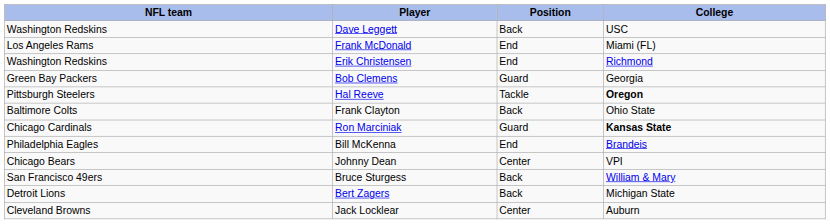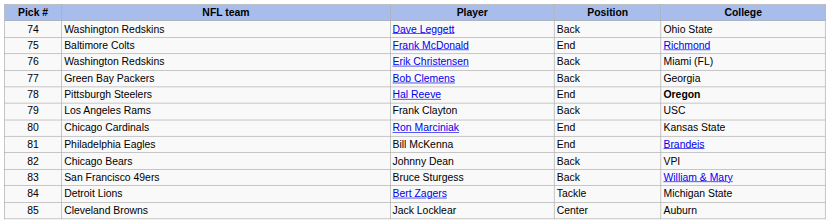+ column: (33, 12)
(617, 29) USC -> (688, 29) Ohio State
(50, 45) Los Angeles Rams -> (99, 45) Baltimore Colts
(631, 45) Miami (FL) -> (687, 45) Richmond
(509, 62) End -> (568, 62) Back
(629, 62) Richmond -> (688, 62) Miami (FL)
(514, 78) Guard -> (568, 78) Back
(514, 95) Tackle -> (566, 95) End
(42, 111) Baltimore Colts -> (108, 111) Los Angeles Rams
(631, 111) Ohio State -> (674, 111) USC
(514, 128) Guard -> (566, 128) End
(639, 128) bold -> (694, 128) normal
(515, 161) Center -> (568, 161) Back
(511, 194) Back -> (571, 194) Tackle
